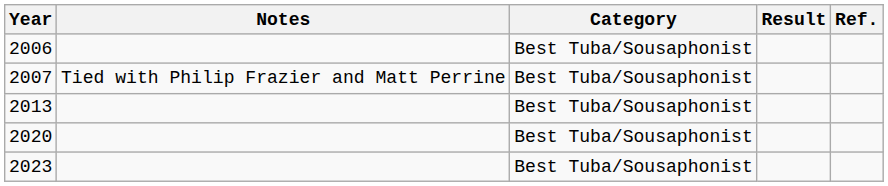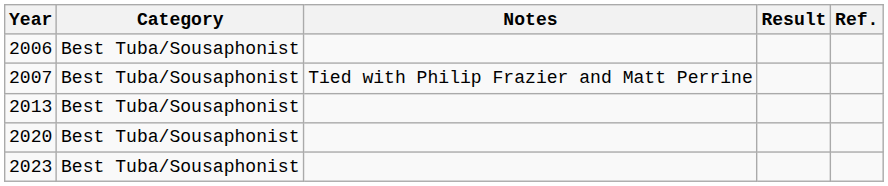columns swapped: (633, 19) <-> (283, 19)
